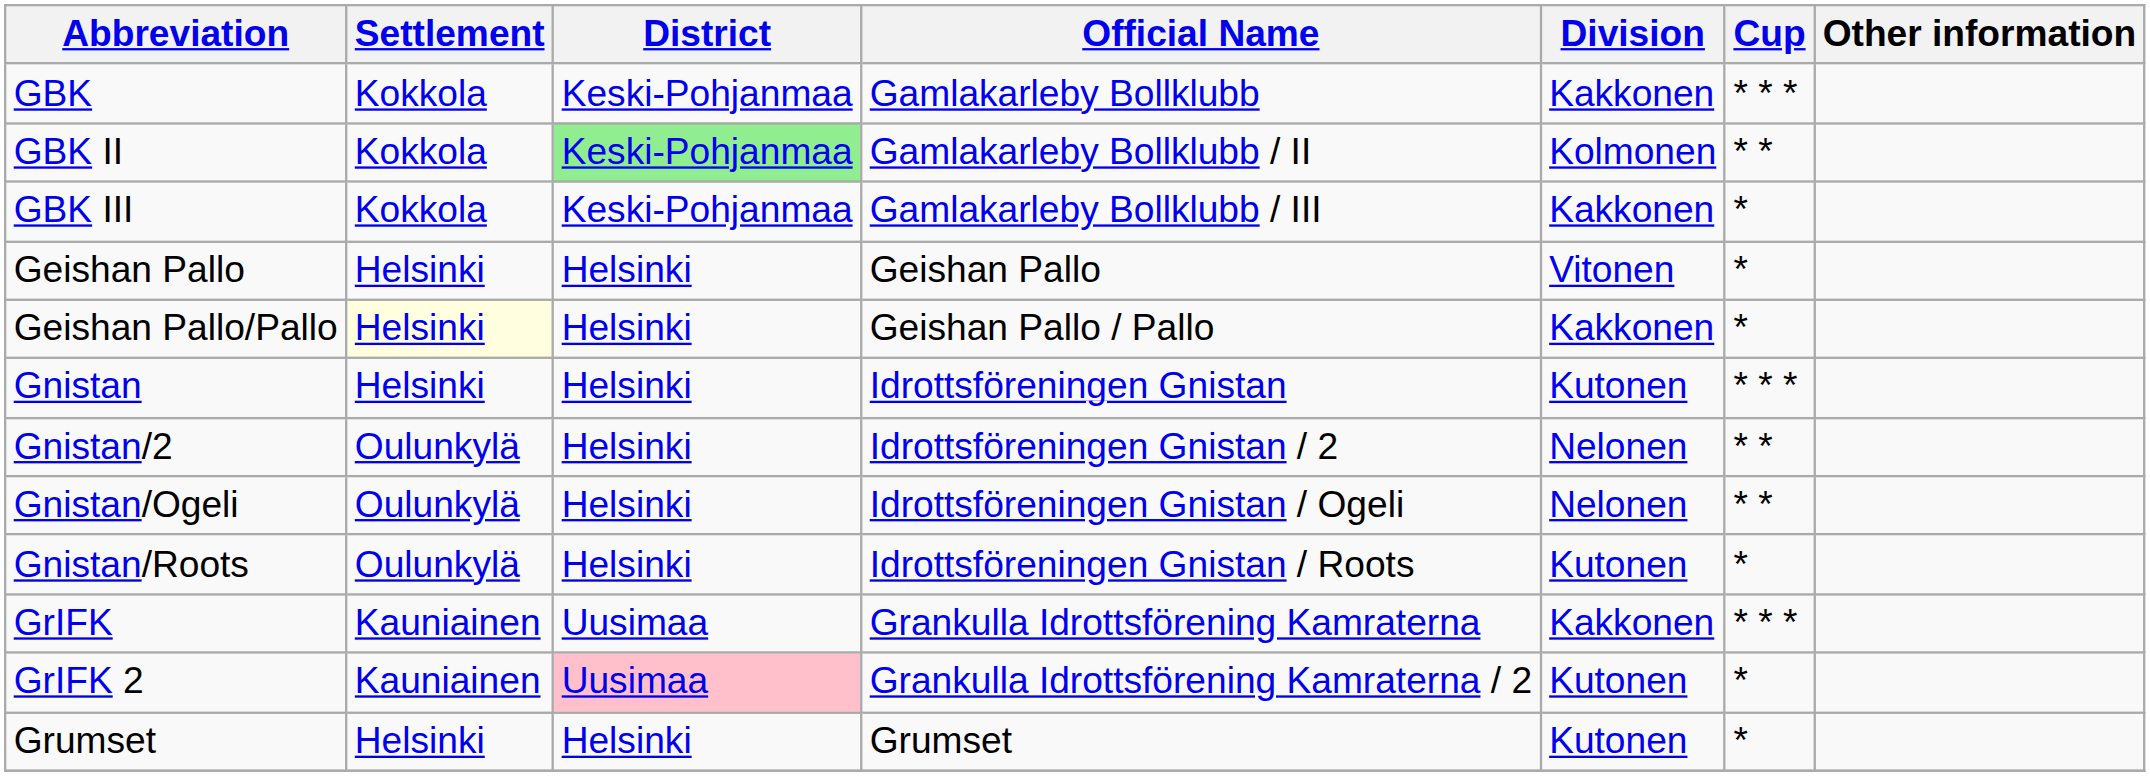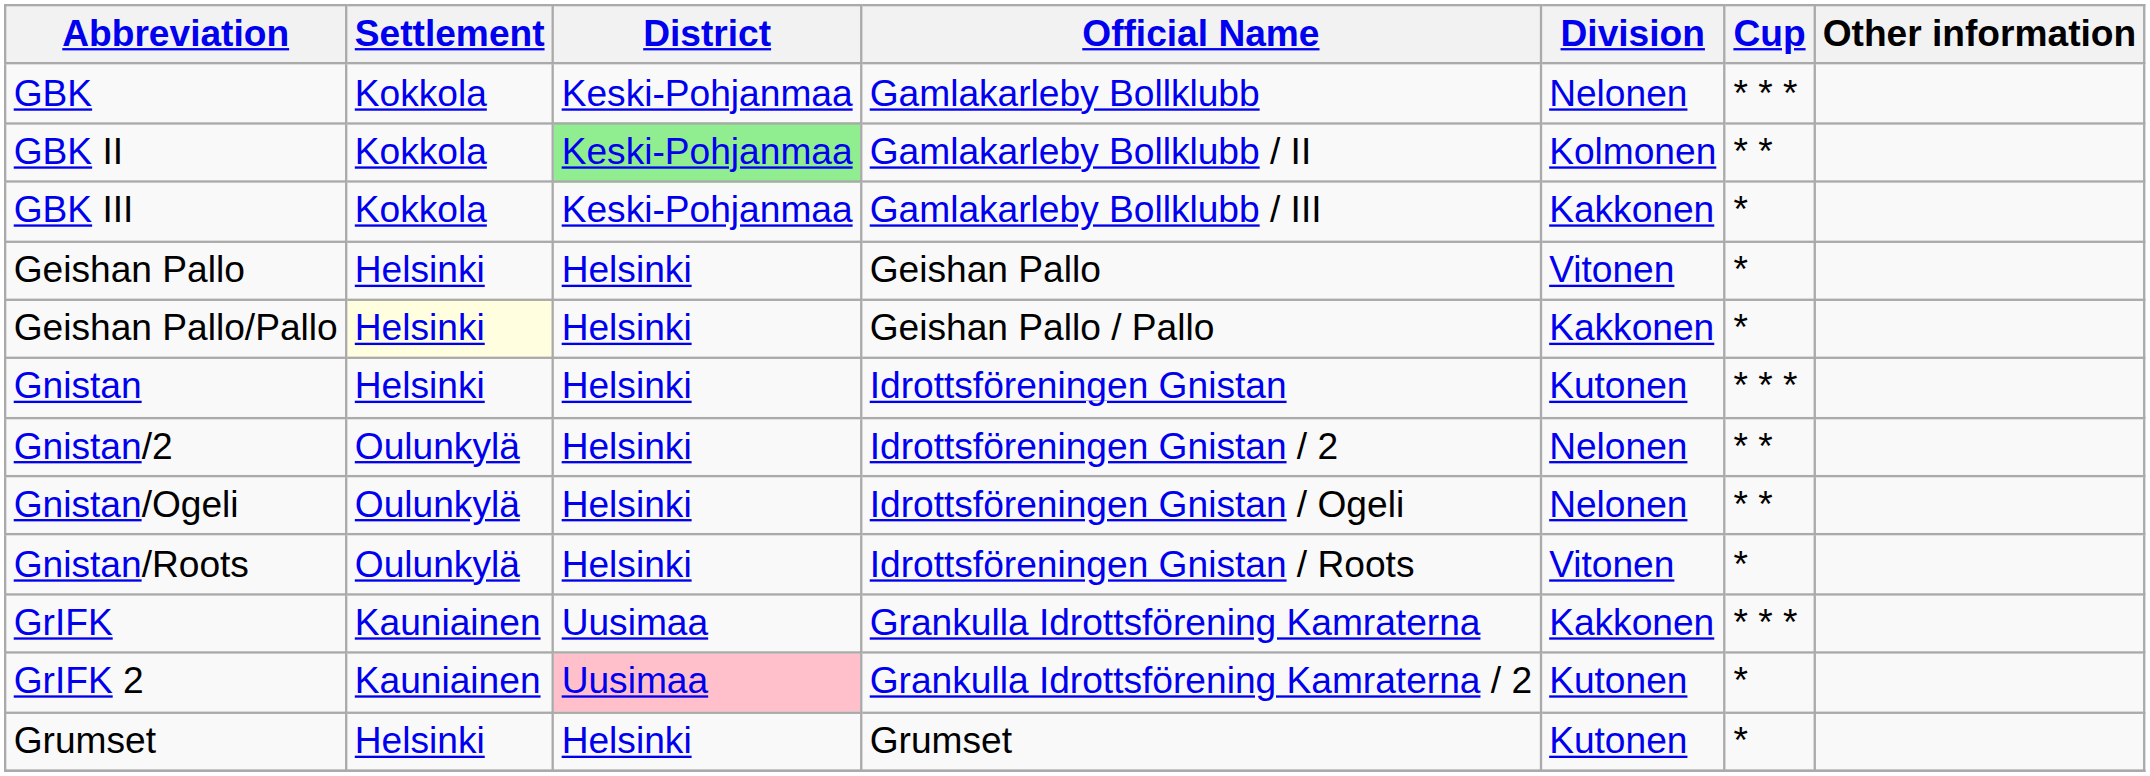(1632, 92) Kakkonen -> (1618, 92) Nelonen
(1618, 563) Kutonen -> (1612, 563) Vitonen
